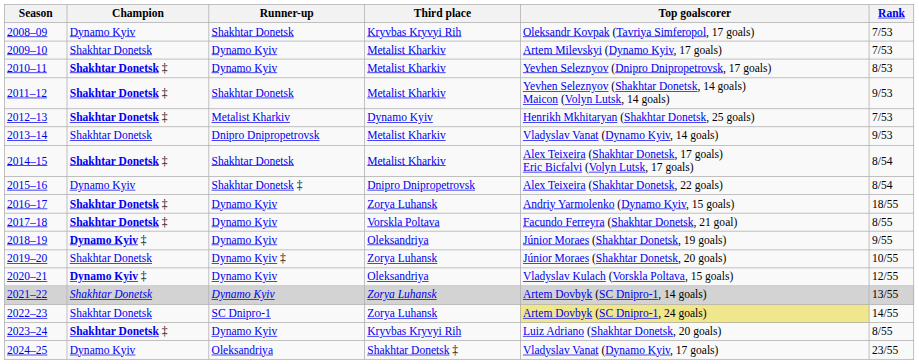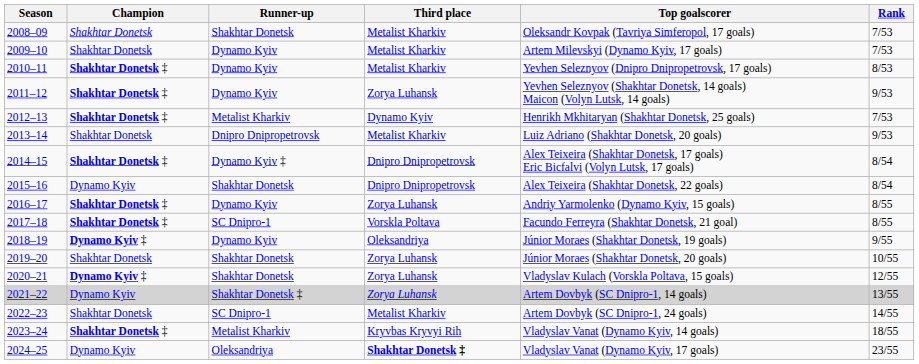(103, 31) Dynamo Kyiv -> (111, 31) Shakhtar Donetsk
(414, 31) Kryvbas Kryvyi Rih -> (406, 31) Metalist Kharkiv
(253, 93) Shakhtar Donetsk -> (244, 93) Dynamo Kyiv
(406, 93) Metalist Kharkiv -> (402, 93) Zorya Luhansk
(621, 136) Vladyslav Vanat (Dynamo Kyiv, 14 goals) -> (622, 136) Luiz Adriano (Shakhtar Donetsk, 20 goals)
(253, 160) Shakhtar Donetsk -> (249, 160) Dynamo Kyiv ‡
(406, 160) Metalist Kharkiv -> (421, 160) Dnipro Dnipropetrovsk
(257, 185) Shakhtar Donetsk ‡ -> (253, 185) Shakhtar Donetsk
(885, 203) 18/55 -> (882, 203) 8/55
(244, 222) Dynamo Kyiv -> (241, 222) SC Dnipro-1
(249, 258) Dynamo Kyiv ‡ -> (253, 258) Shakhtar Donetsk
(244, 277) Dynamo Kyiv -> (253, 277) Shakhtar Donetsk
(398, 277) Oleksandriya -> (402, 277) Zorya Luhansk
(111, 295) Shakhtar Donetsk -> (103, 295) Dynamo Kyiv
(243, 295) Dynamo Kyiv -> (257, 295) Shakhtar Donetsk ‡
(402, 313) Zorya Luhansk -> (406, 313) Metalist Kharkiv
(615, 313) khaki background -> (615, 313) no background
(244, 331) Dynamo Kyiv -> (251, 331) Metalist Kharkiv
(622, 331) Luiz Adriano (Shakhtar Donetsk, 20 goals) -> (621, 331) Vladyslav Vanat (Dynamo Kyiv, 14 goals)
(882, 331) 8/55 -> (885, 331) 18/55
(413, 350) normal -> (416, 350) bold
